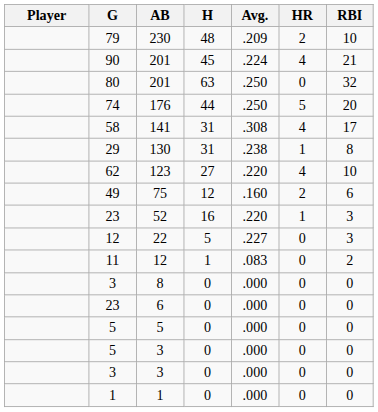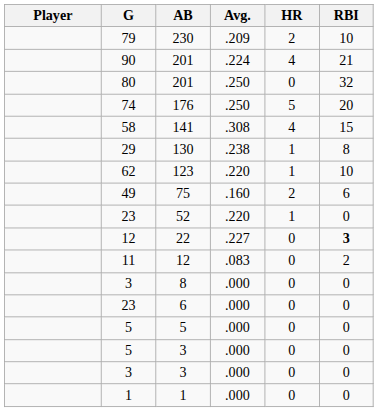- column: (207, 15)
(350, 127) 17 -> (346, 127) 15
(302, 171) 4 -> (292, 171) 1
(350, 216) 3 -> (346, 216) 0
(350, 238) normal -> (346, 238) bold
